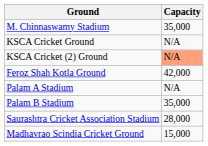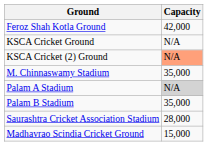rows swapped: (58, 27) <-> (56, 73)
(172, 88) no background -> (172, 88) lightgrey background
